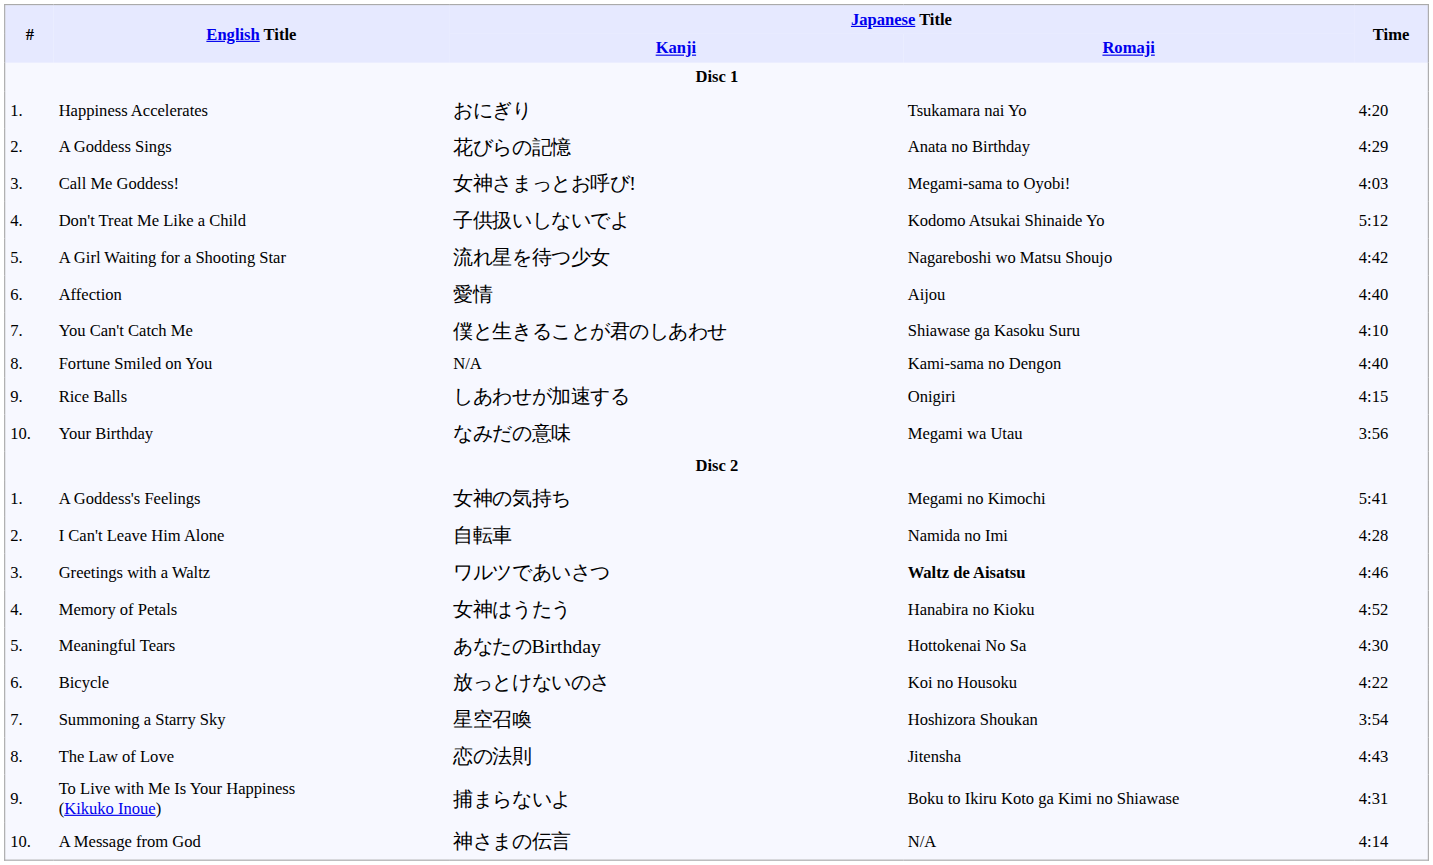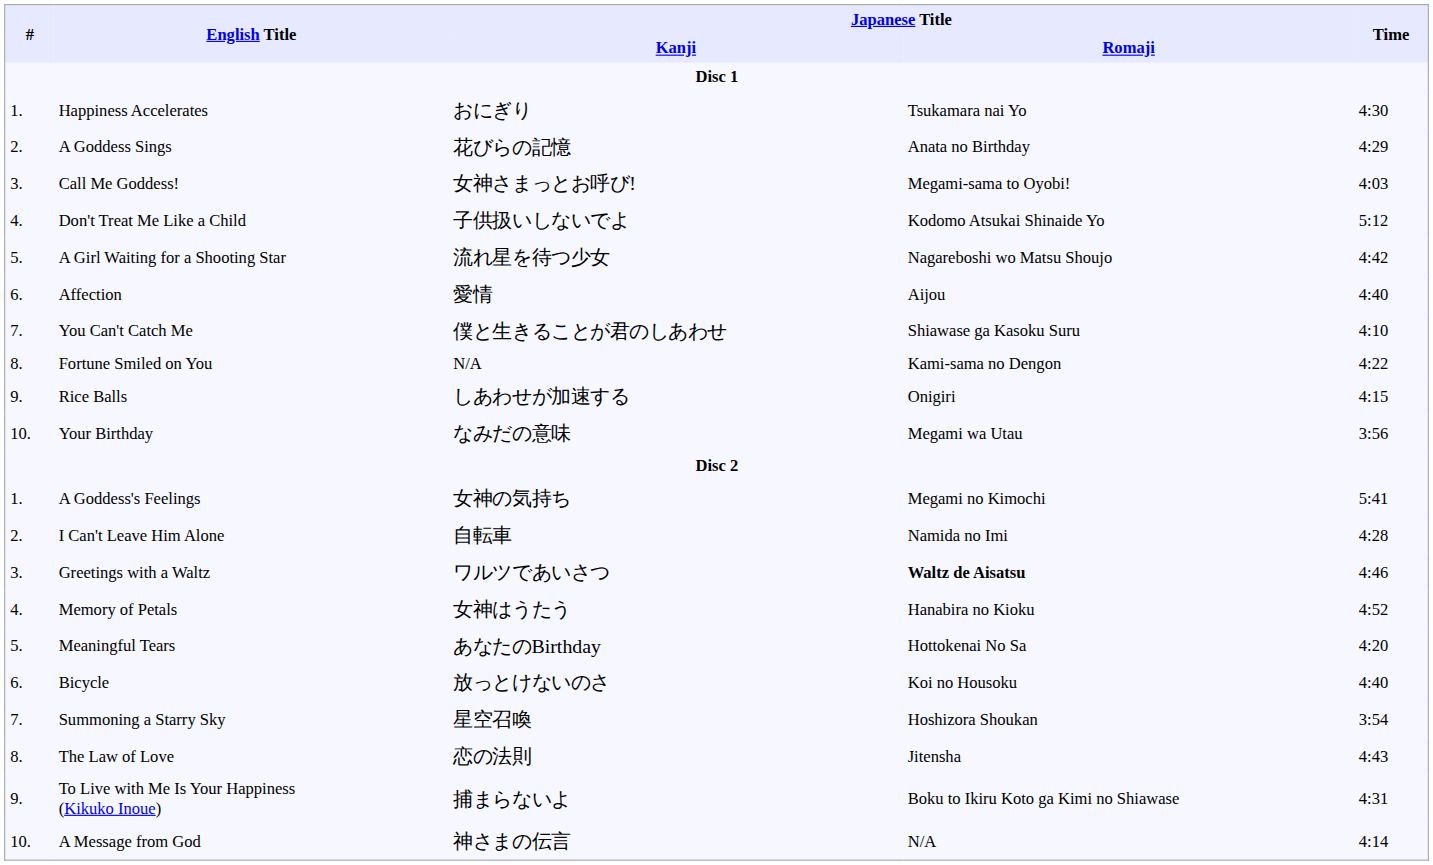(1373, 109) 4:20 -> (1373, 109) 4:30
(1373, 363) 4:40 -> (1373, 363) 4:22
(1373, 645) 4:30 -> (1373, 645) 4:20
(1373, 682) 4:22 -> (1373, 682) 4:40
